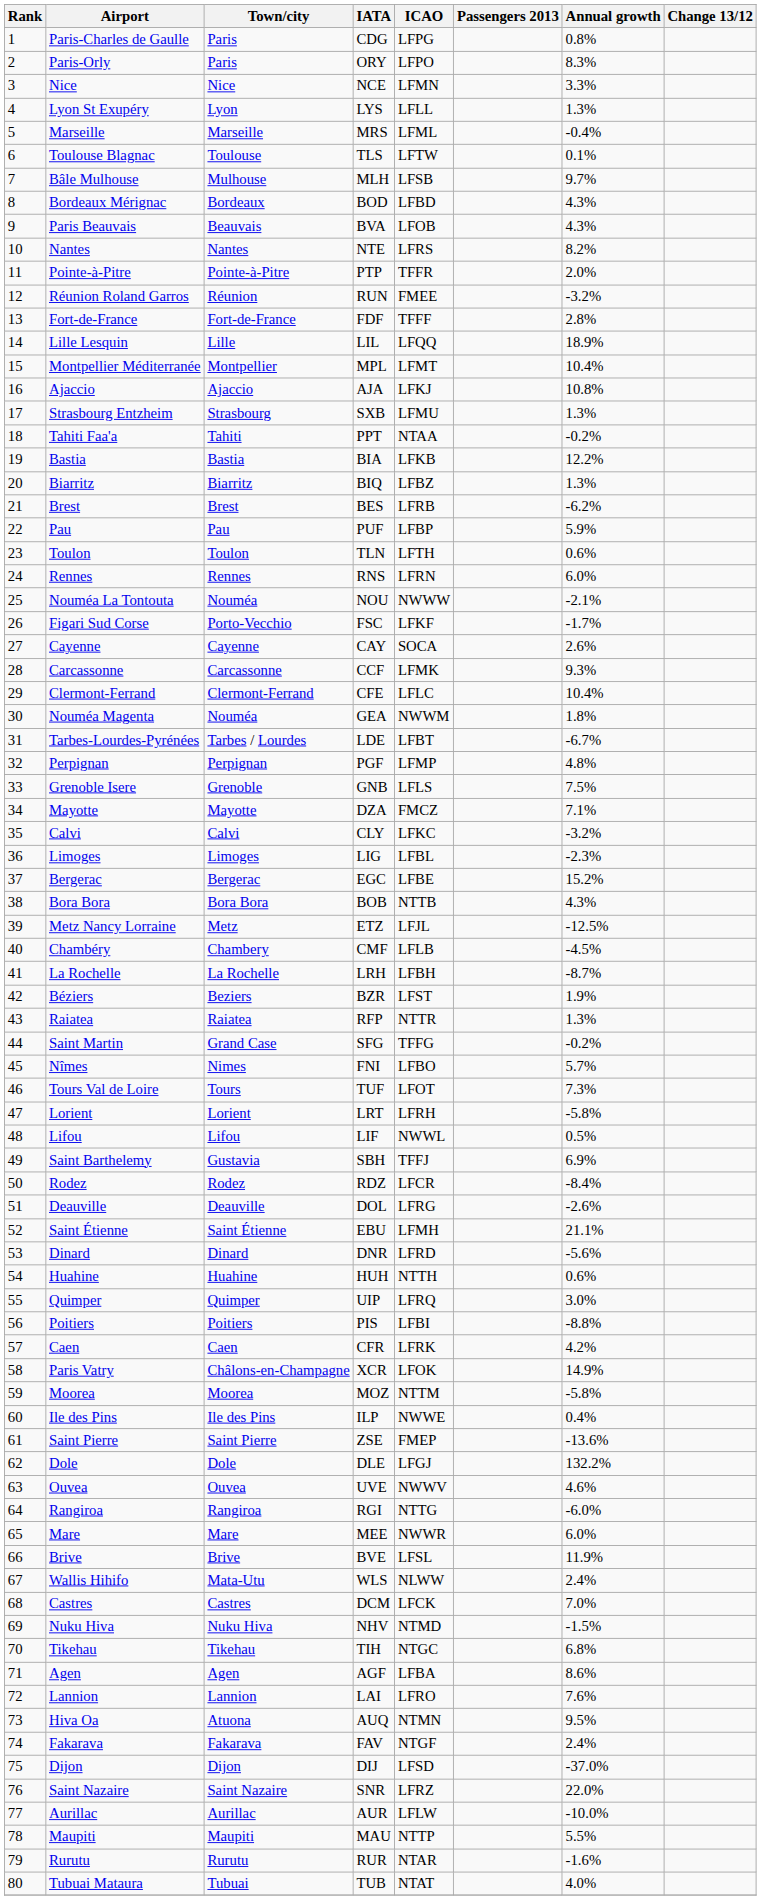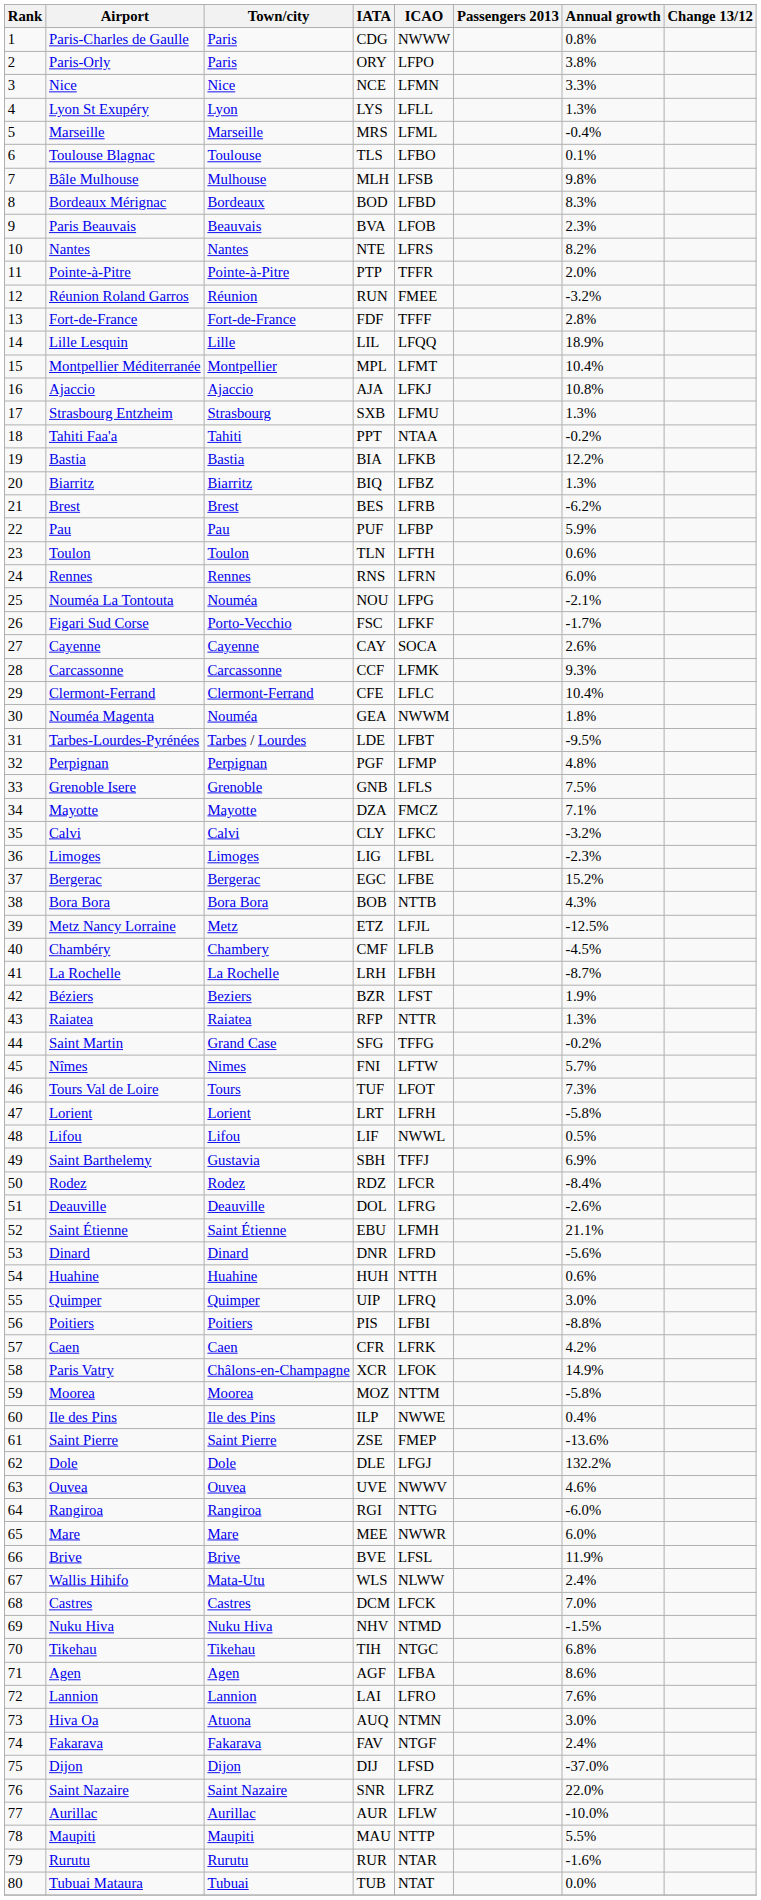(416, 39) LFPG -> (424, 39) NWWW
(581, 62) 8.3% -> (581, 62) 3.8%
(418, 156) LFTW -> (417, 156) LFBO
(581, 179) 9.7% -> (581, 179) 9.8%
(581, 202) 4.3% -> (581, 202) 8.3%
(581, 226) 4.3% -> (581, 226) 2.3%
(424, 599) NWWW -> (416, 599) LFPG
(583, 739) -6.7% -> (583, 739) -9.5%
(417, 1066) LFBO -> (418, 1066) LFTW
(581, 1720) 9.5% -> (581, 1720) 3.0%
(581, 1883) 4.0% -> (581, 1883) 0.0%
